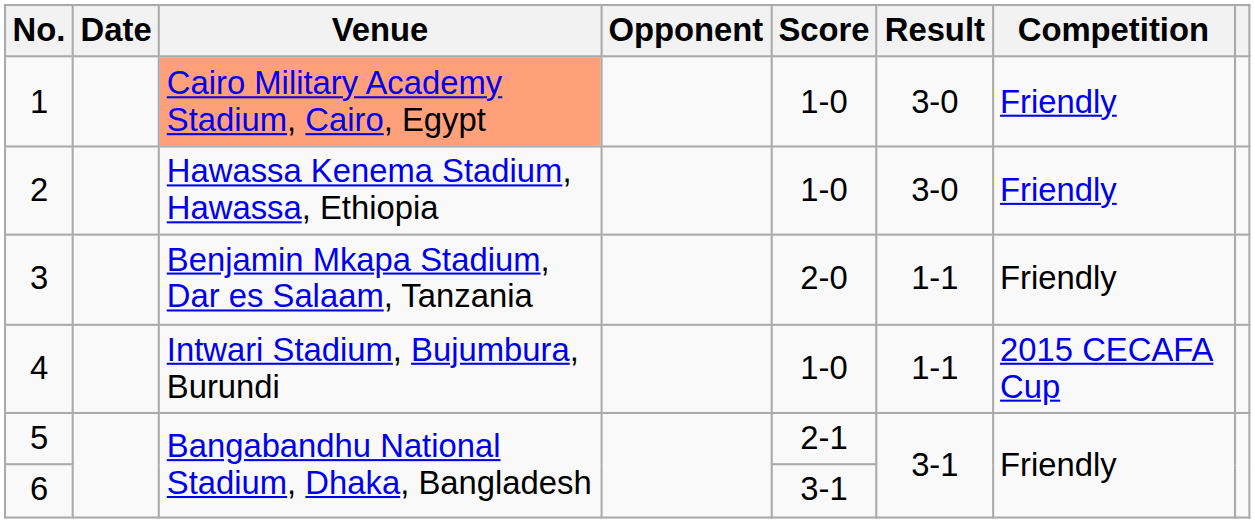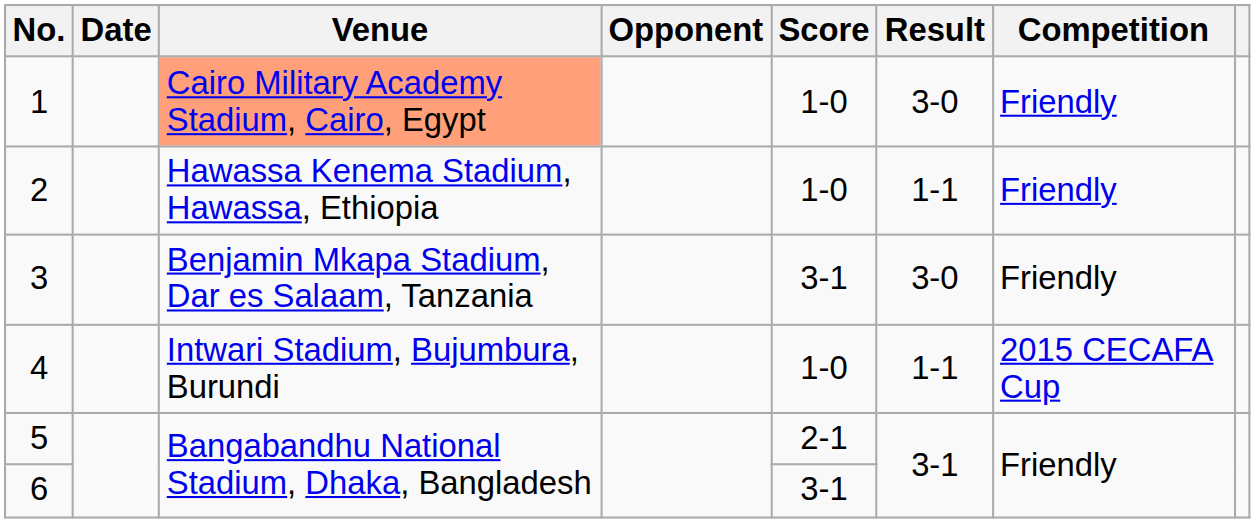(935, 189) 3-0 -> (935, 189) 1-1
(824, 278) 2-0 -> (824, 278) 3-1
(935, 278) 1-1 -> (935, 278) 3-0
